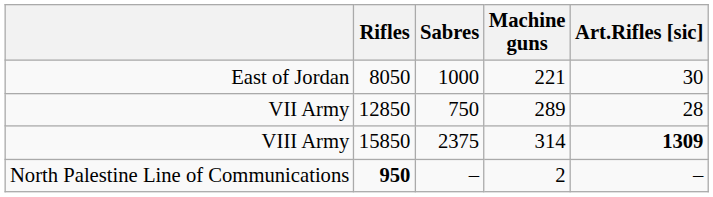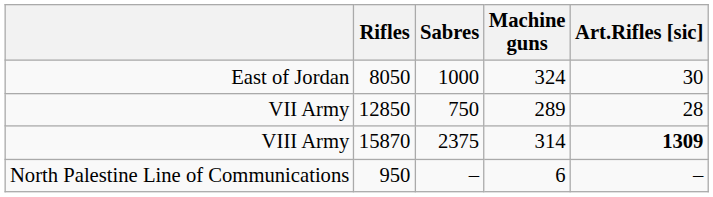(550, 76) 221 -> (550, 76) 324
(385, 142) 15850 -> (385, 142) 15870
(395, 175) bold -> (395, 175) normal
(560, 175) 2 -> (560, 175) 6
